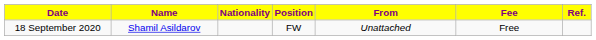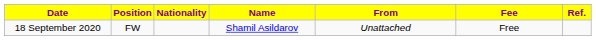columns swapped: (294, 12) <-> (164, 12)
